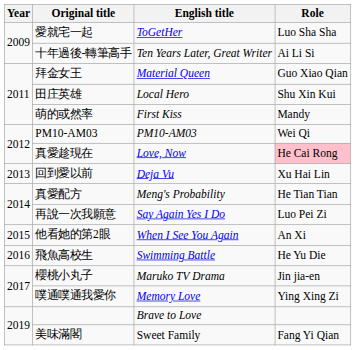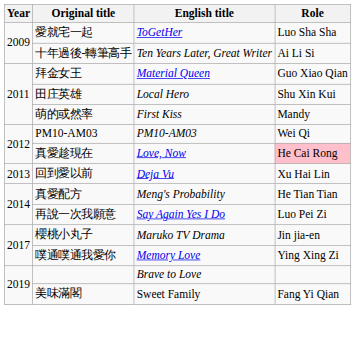- row: (73, 234)
- row: (64, 255)
